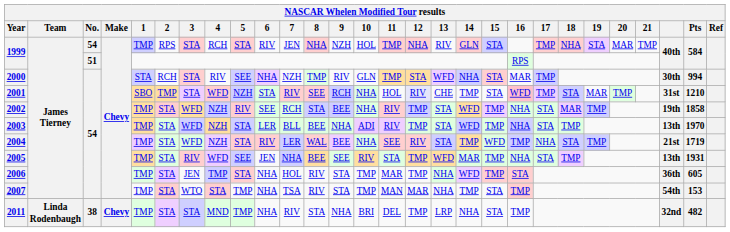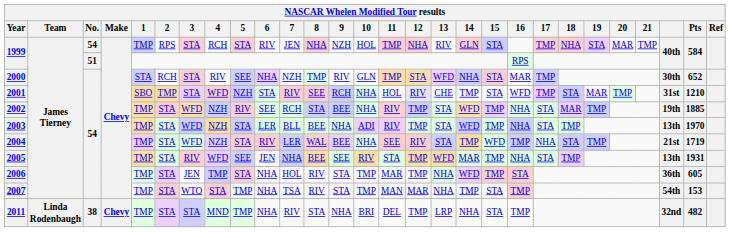(695, 77) 994 -> (695, 77) 652
(520, 93) pink background -> (520, 93) no background
(695, 109) 1858 -> (695, 109) 1885
